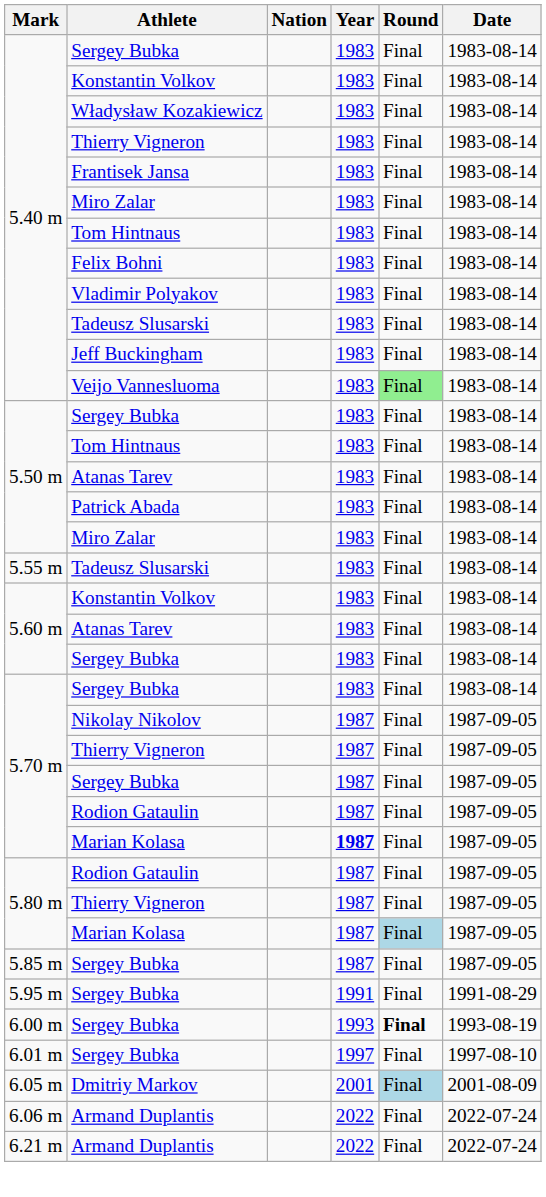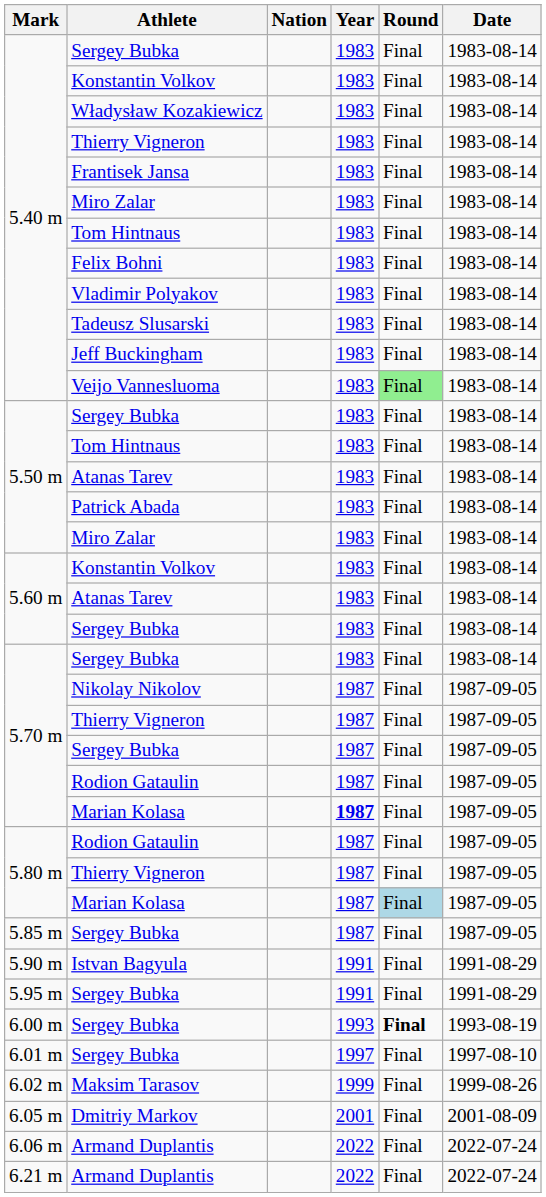- row: (36, 567)
+ row: (36, 963)
+ row: (36, 1085)
(403, 1085) lightblue background -> (403, 1115) no background
